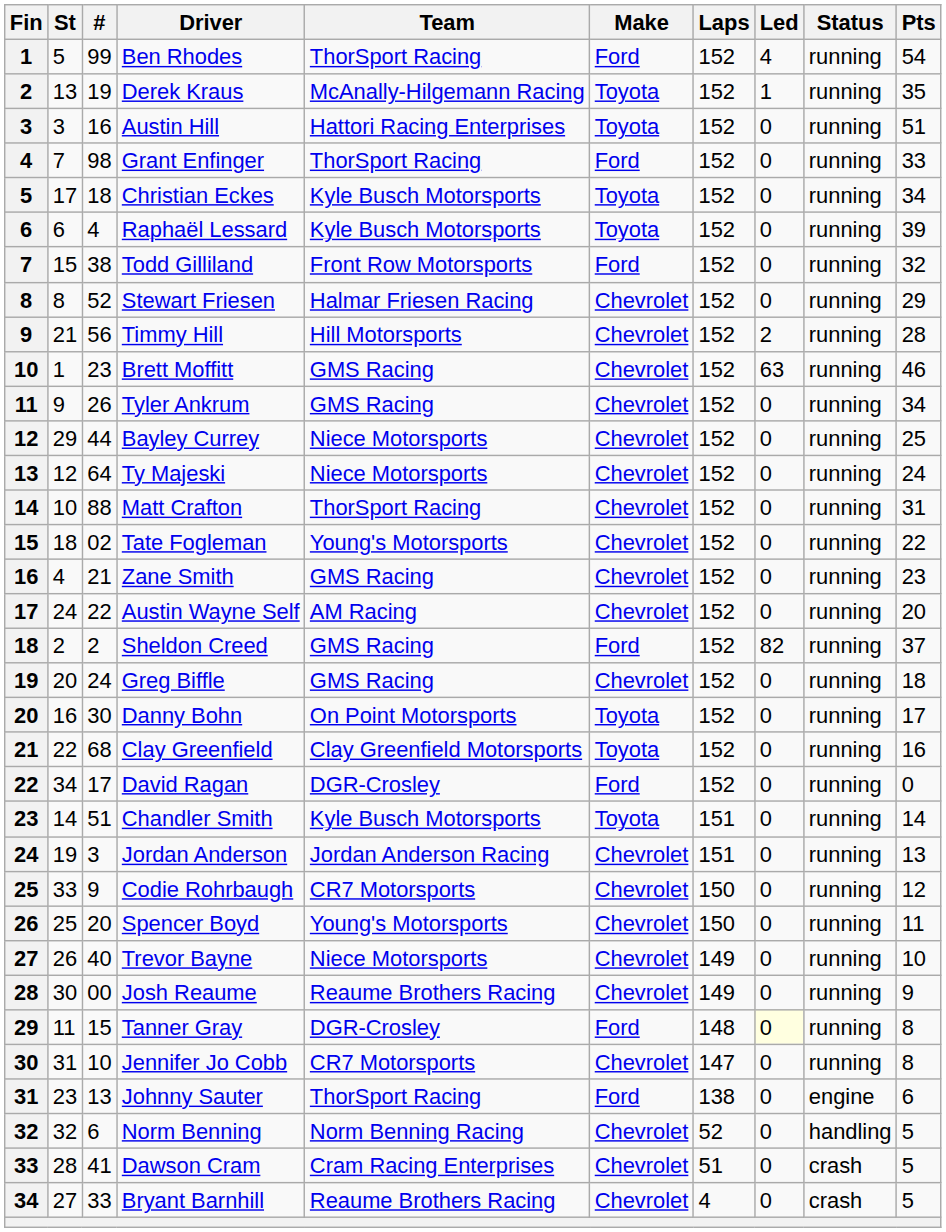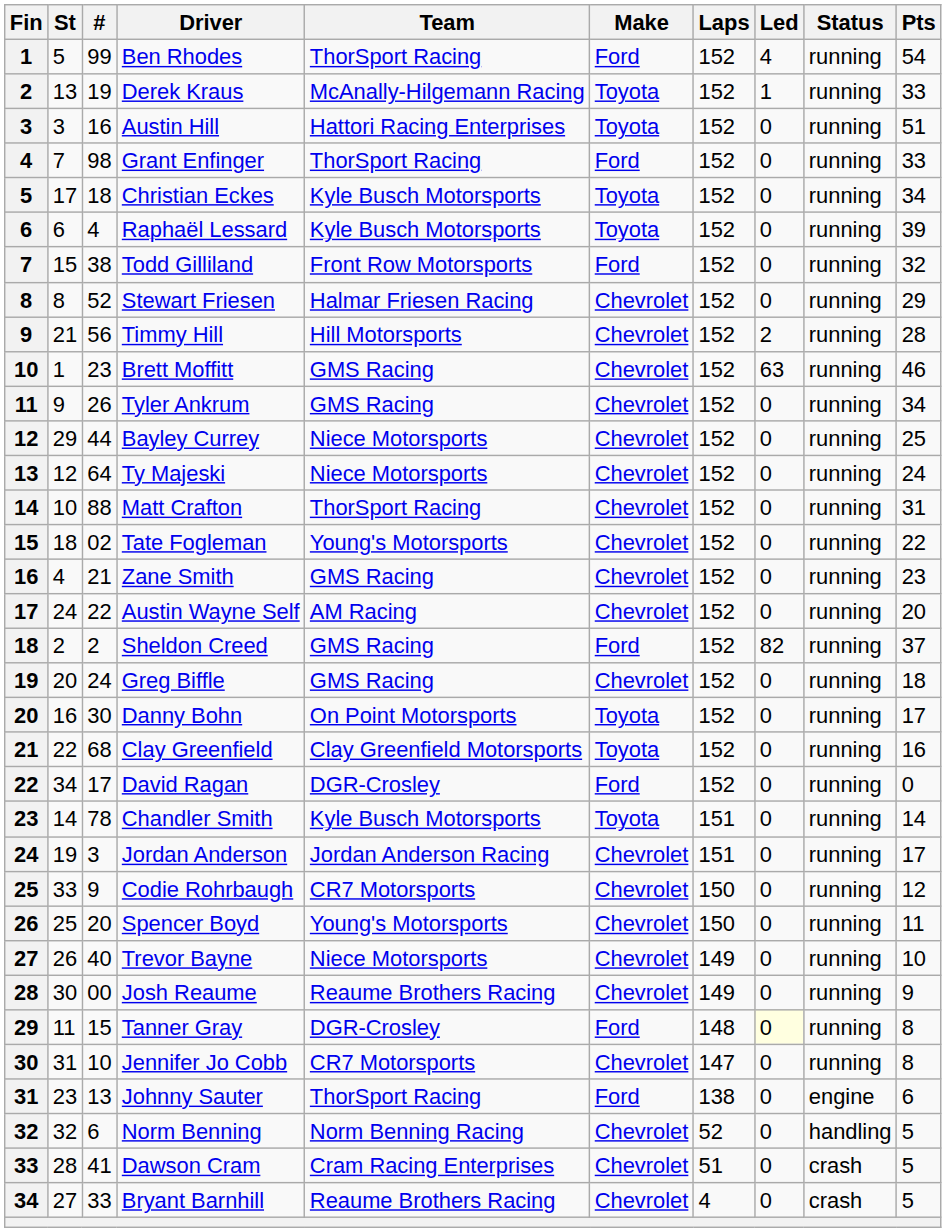(914, 92) 35 -> (914, 92) 33
(99, 819) 51 -> (99, 819) 78
(914, 854) 13 -> (914, 854) 17
